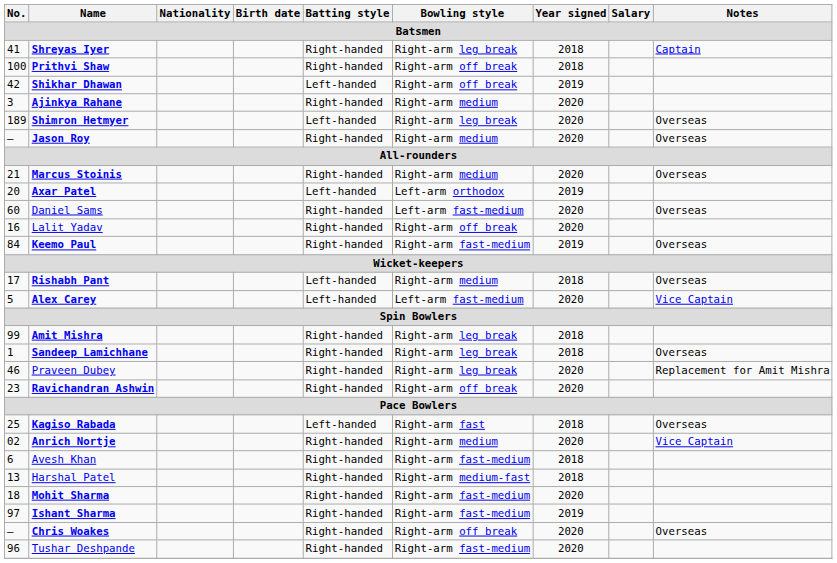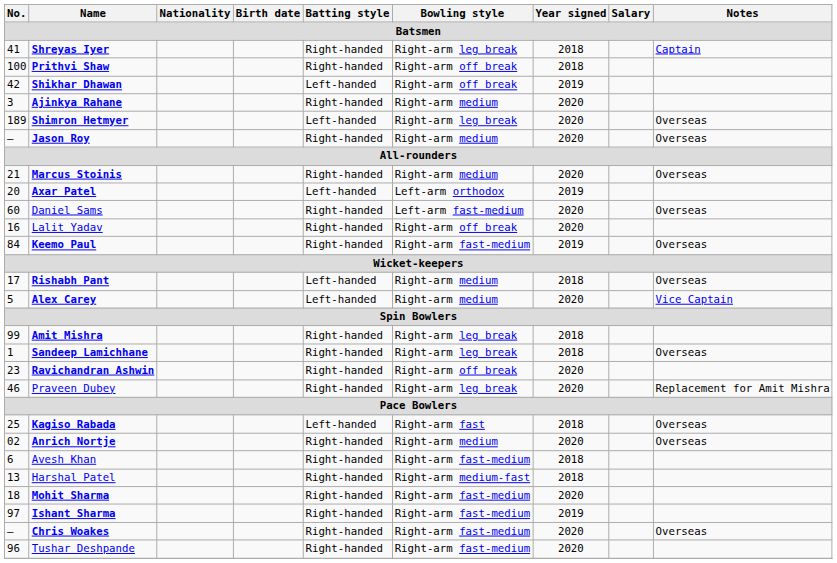(459, 299) Left-arm fast-medium -> (446, 299) Right-arm medium
rows swapped: (93, 388) <-> (74, 371)
(694, 442) Vice Captain -> (681, 442) Overseas
(456, 531) Right-arm off break -> (462, 531) Right-arm fast-medium
